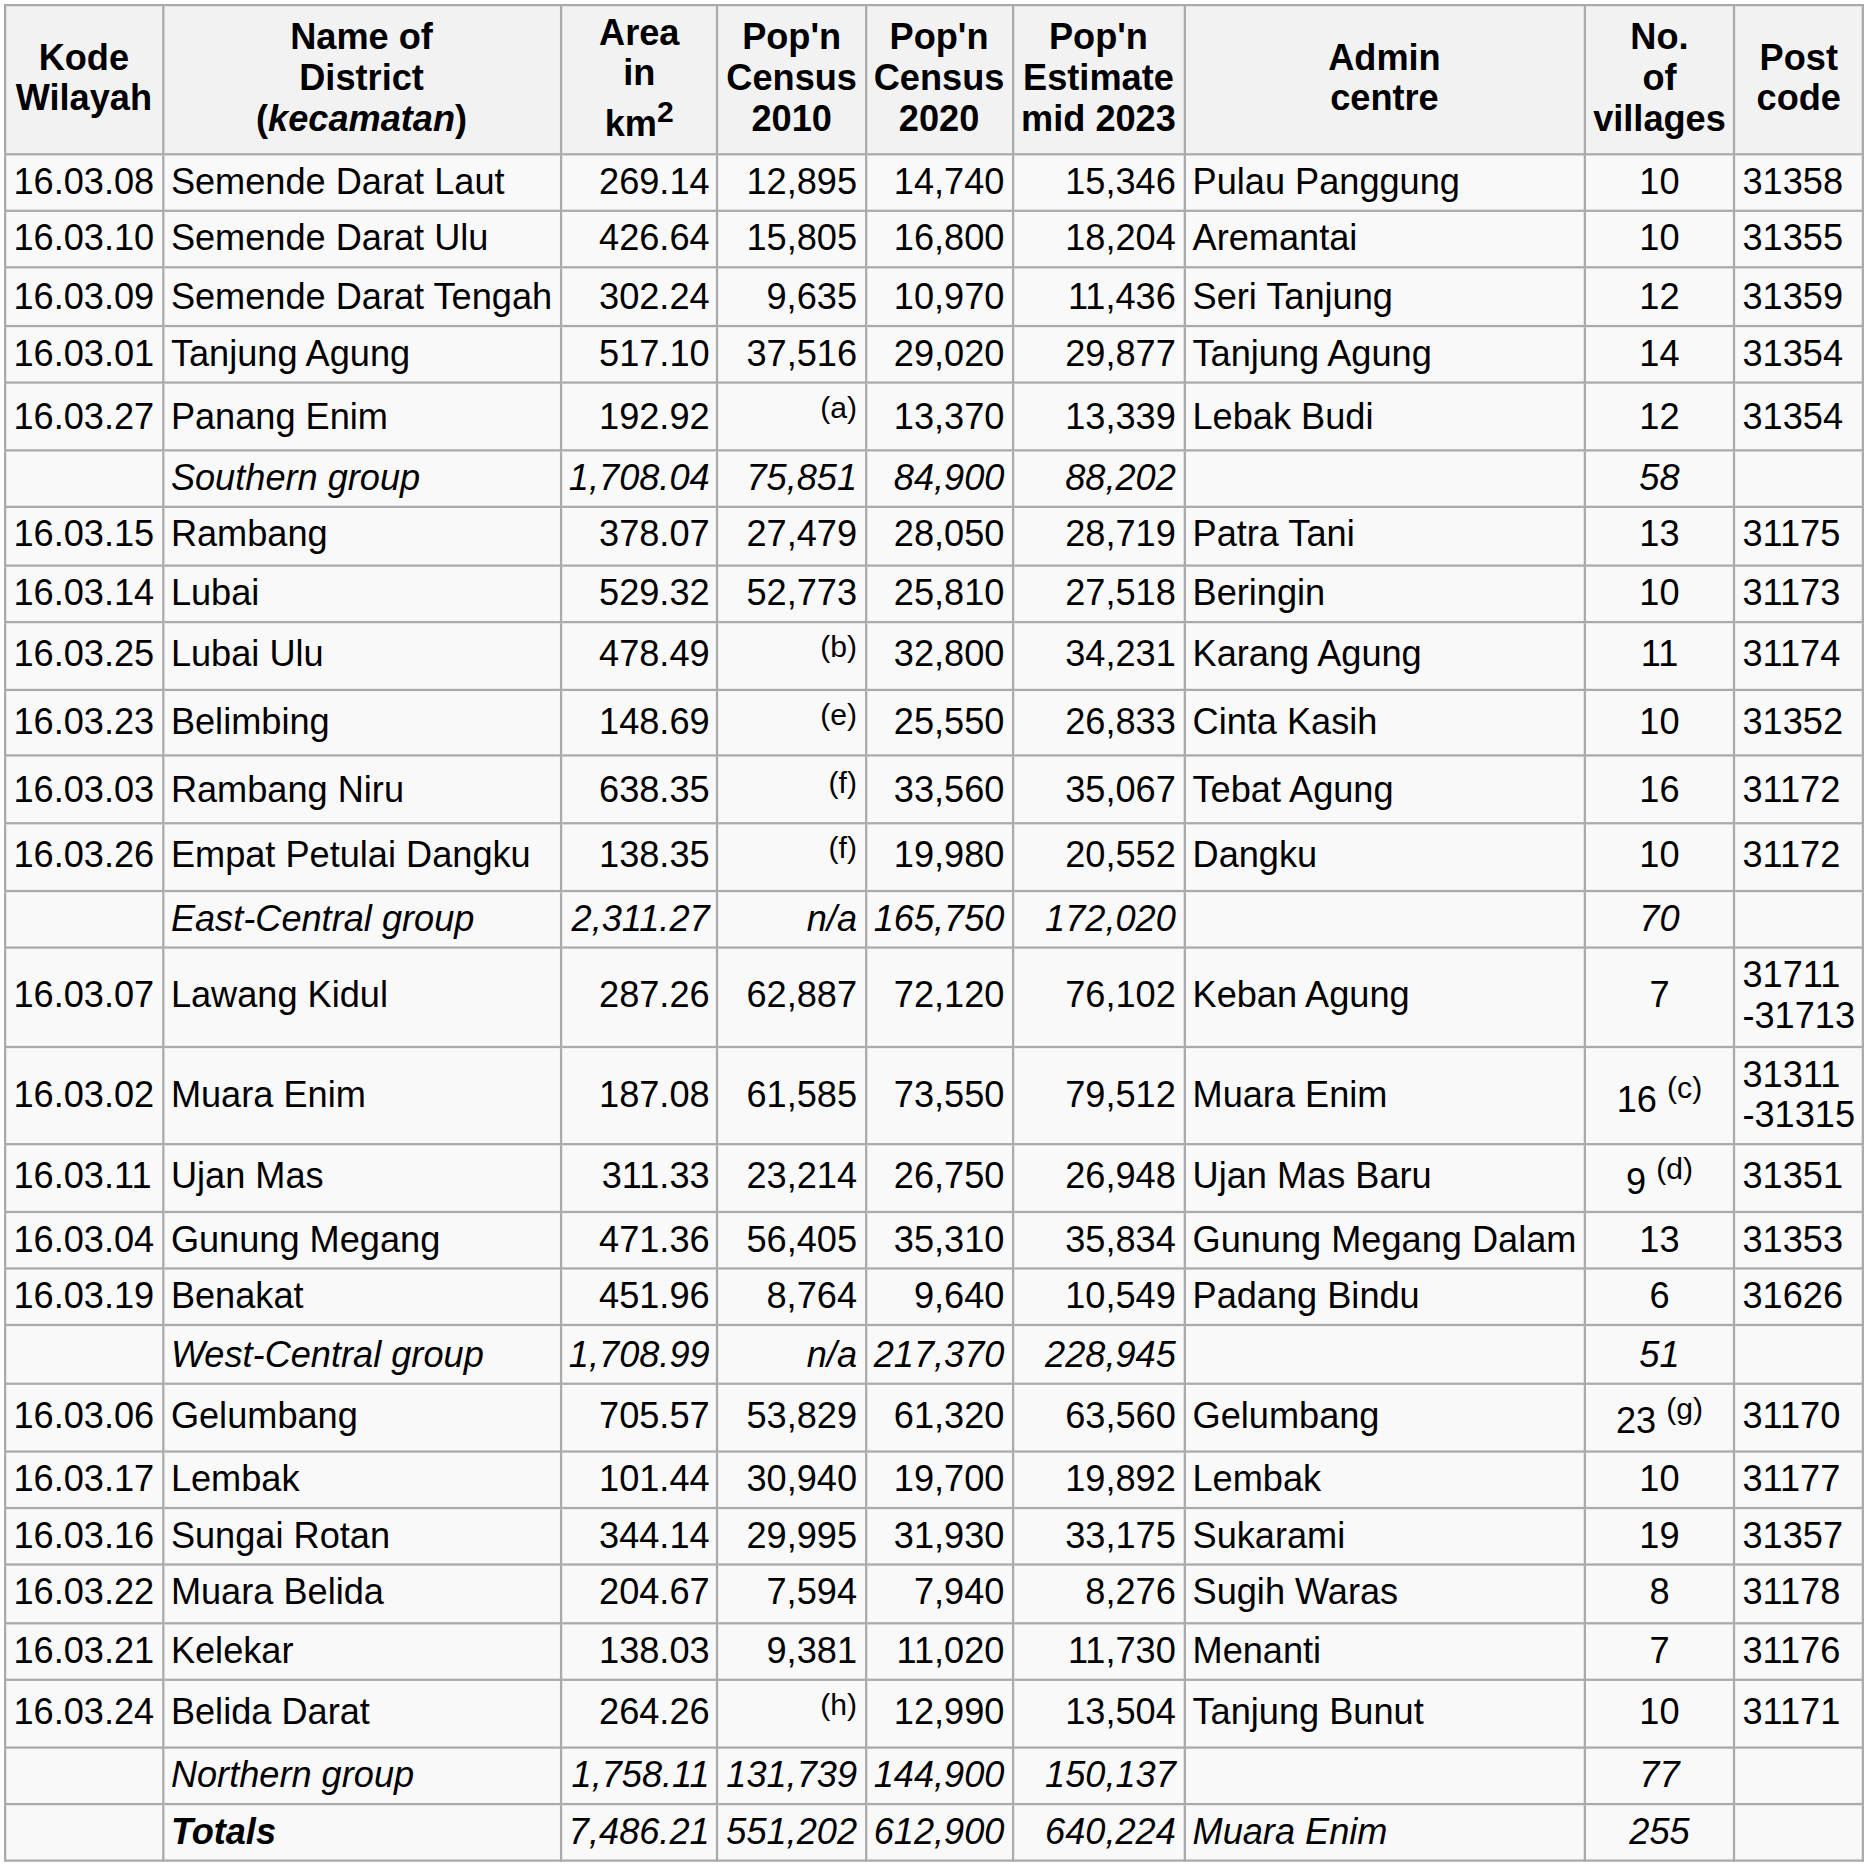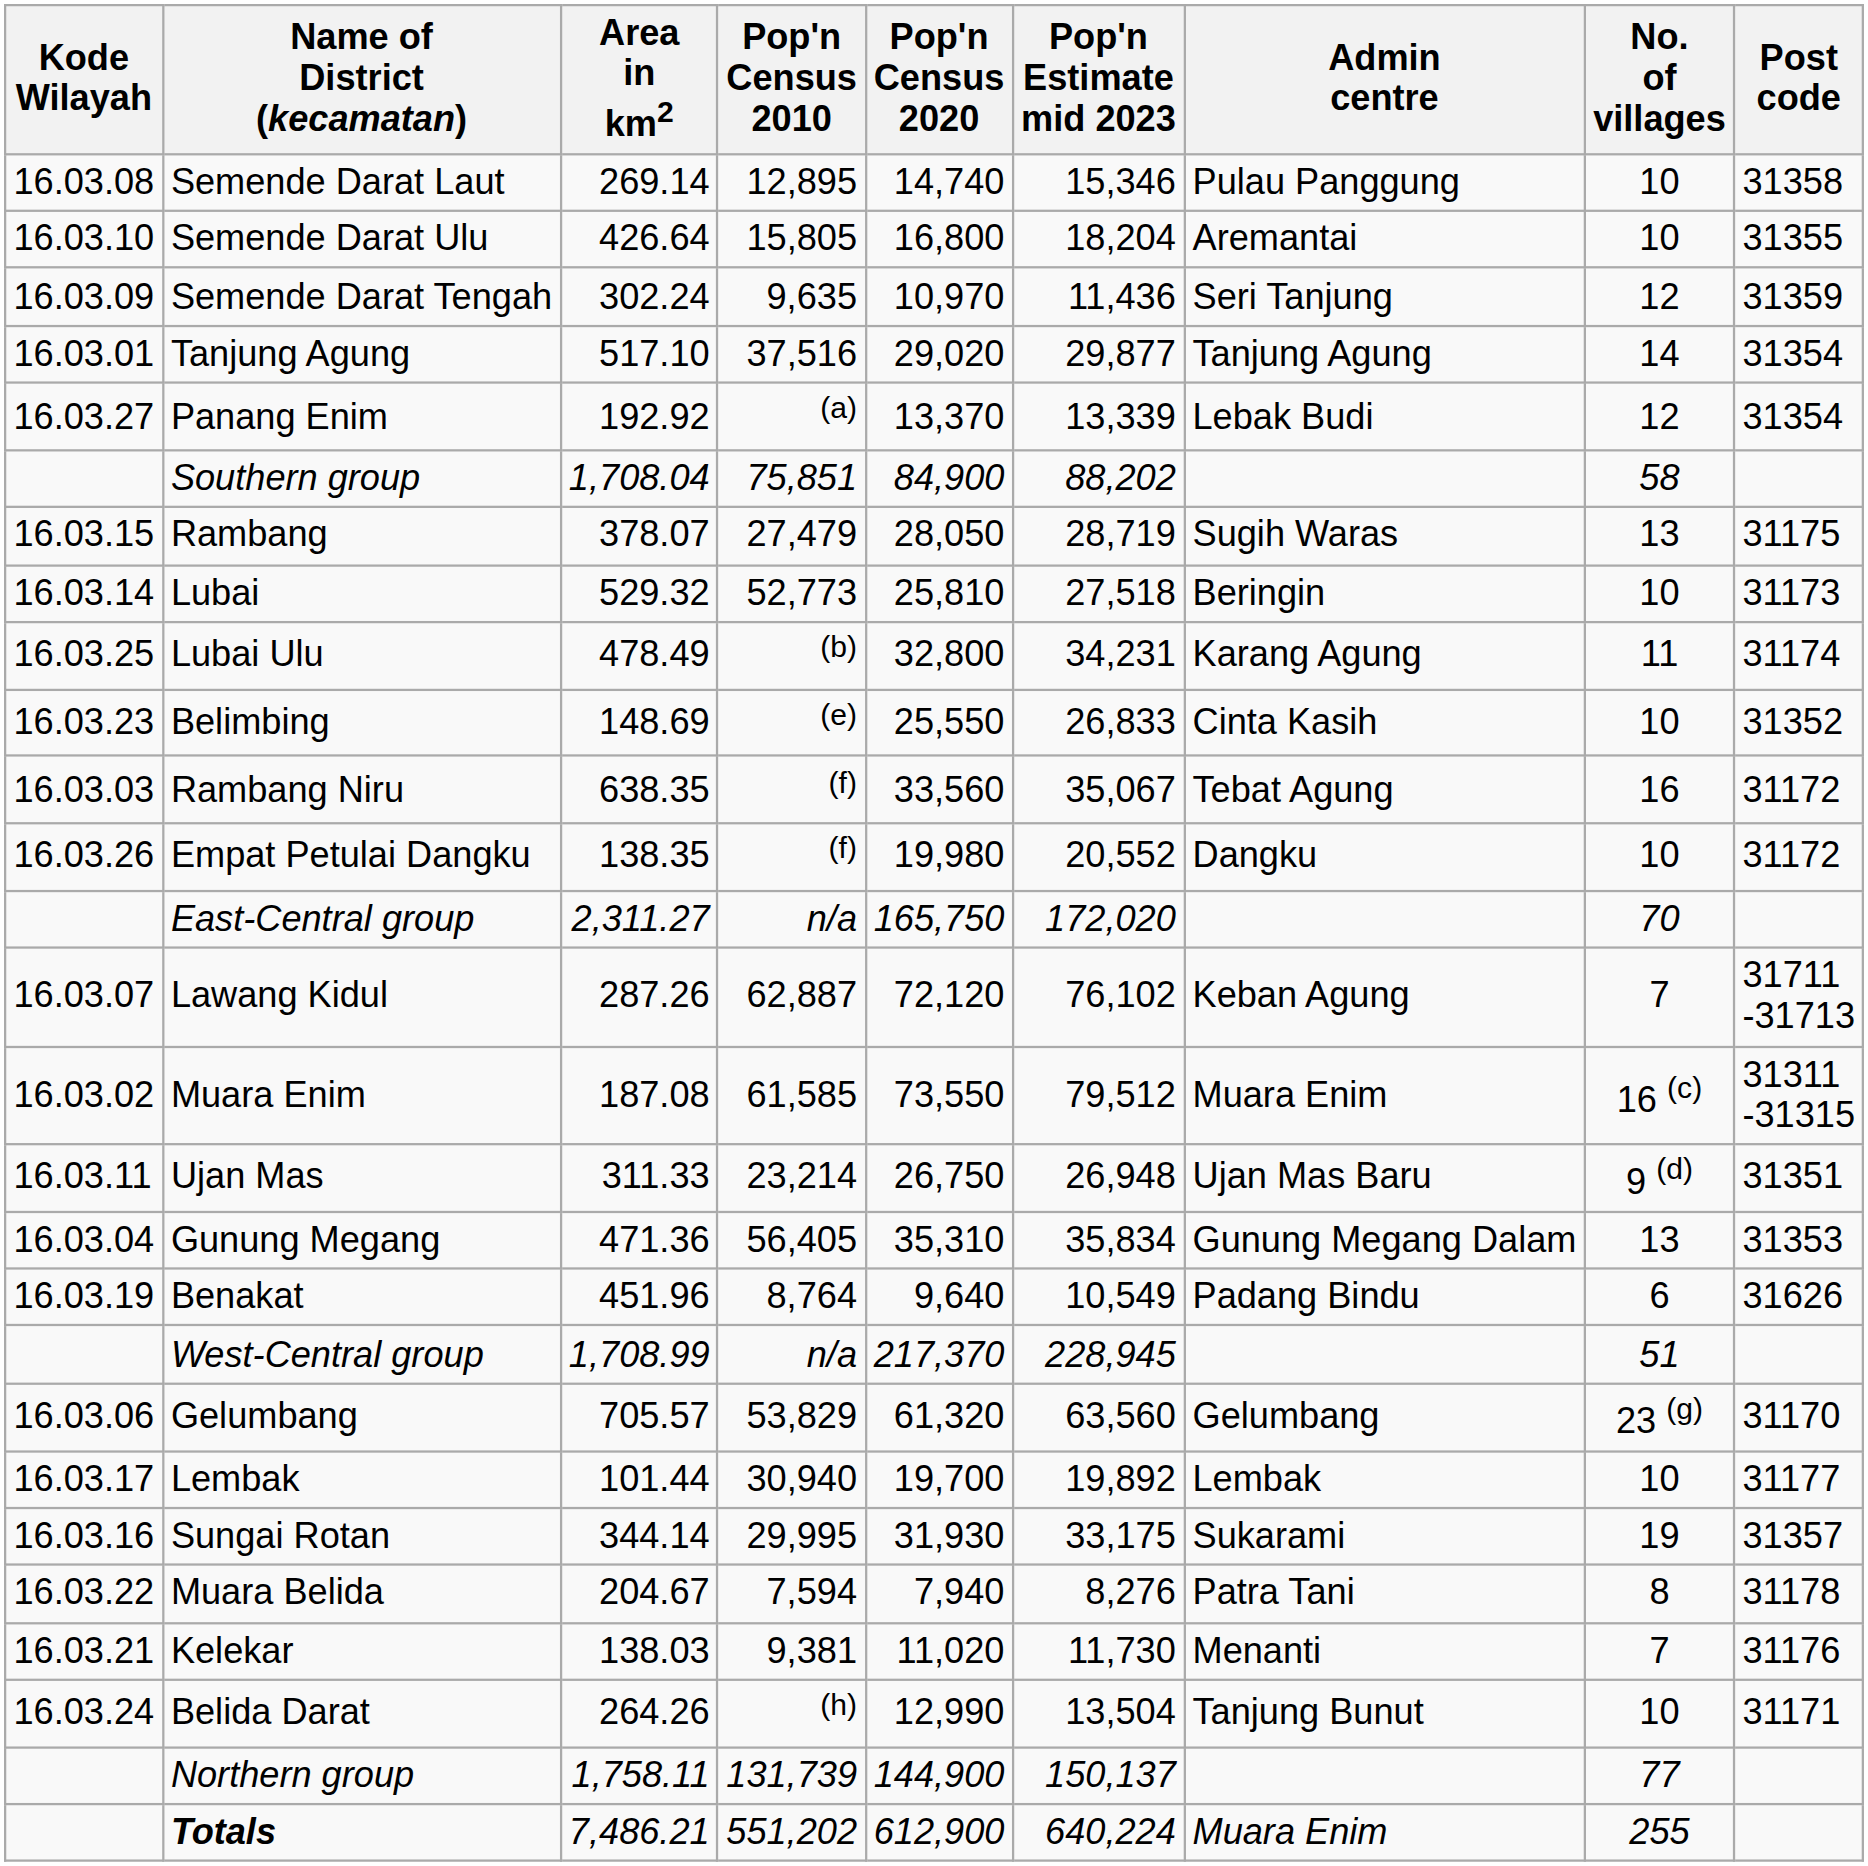(1274, 535) Patra Tani -> (1295, 535) Sugih Waras
(1295, 1593) Sugih Waras -> (1274, 1593) Patra Tani
